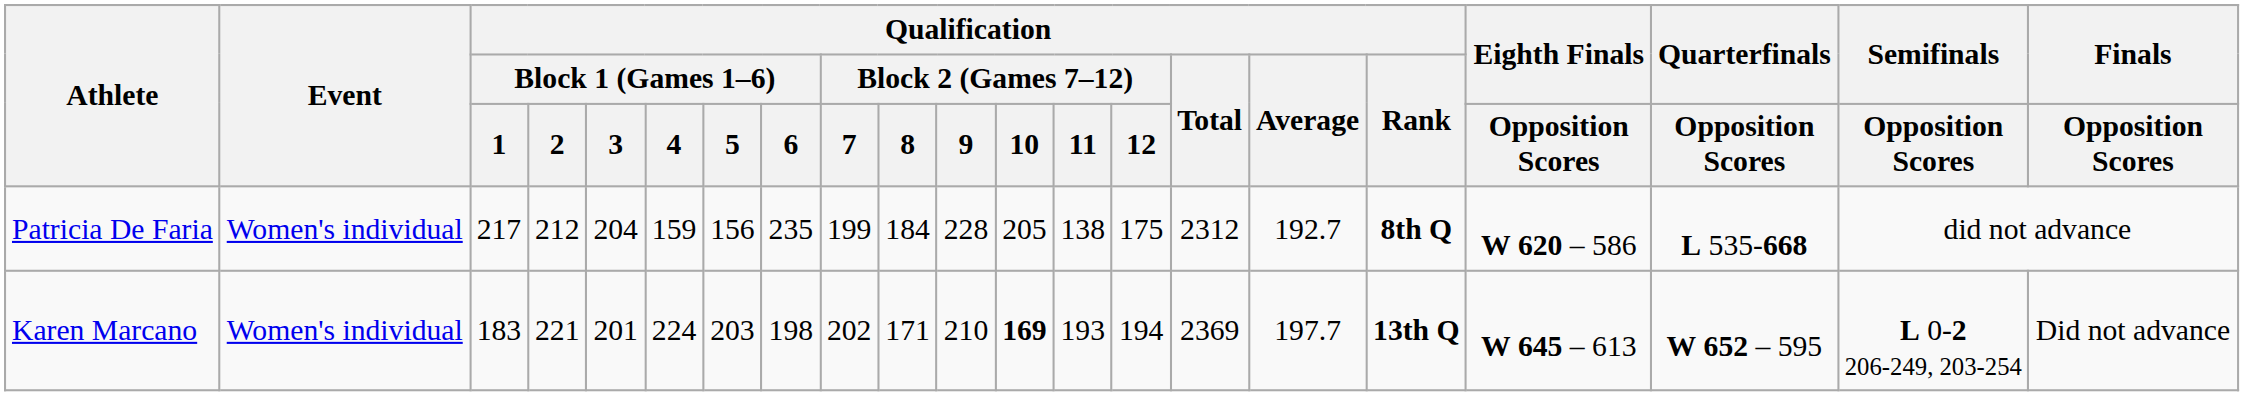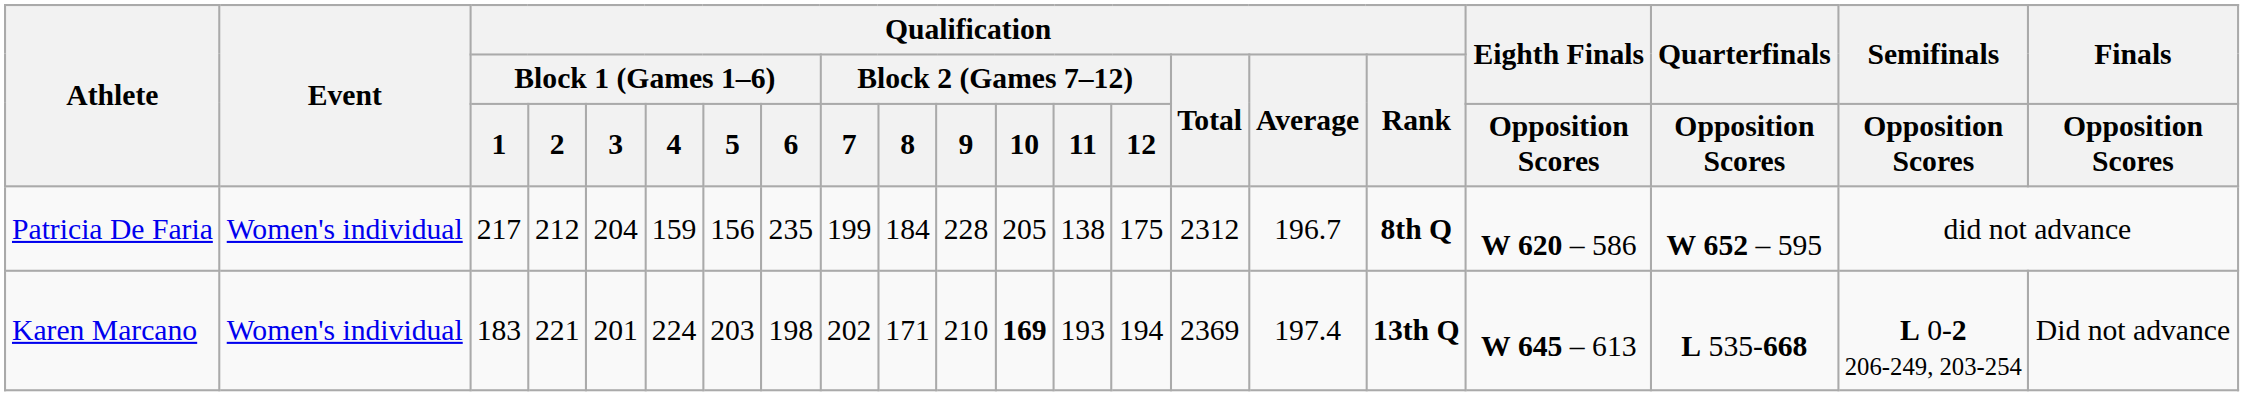(1308, 228) 192.7 -> (1308, 228) 196.7
(1744, 246) L 535-668 -> (1744, 246) W 652 – 595
(1308, 330) 197.7 -> (1308, 330) 197.4
(1744, 347) W 652 – 595 -> (1744, 347) L 535-668
